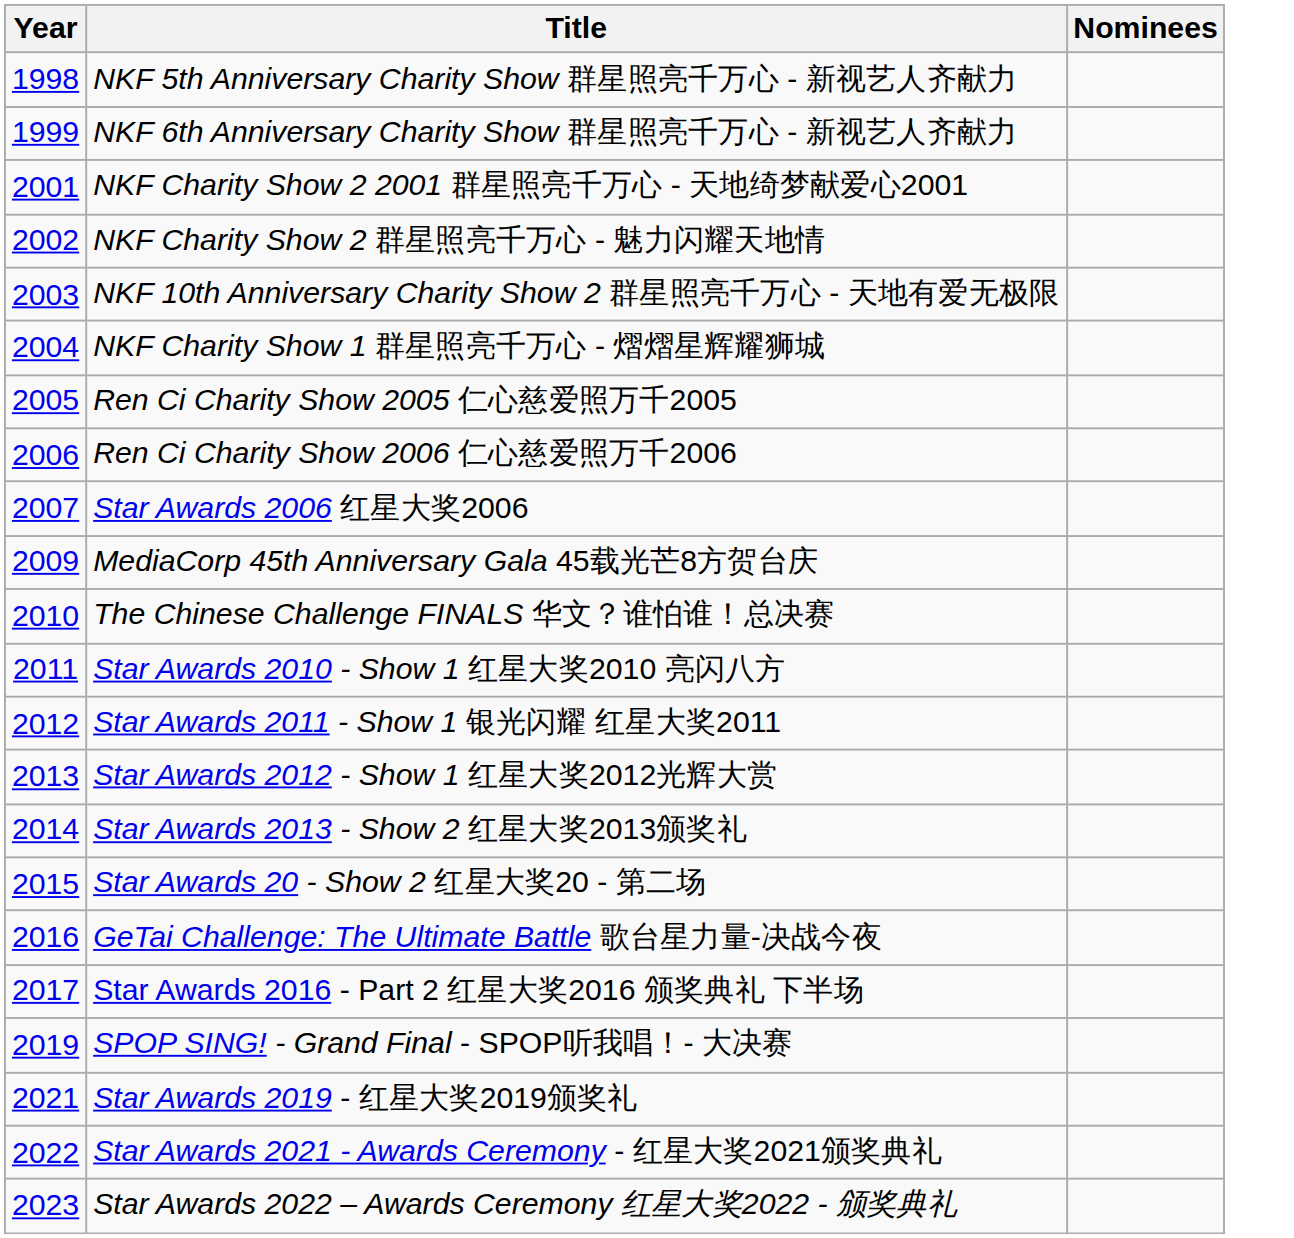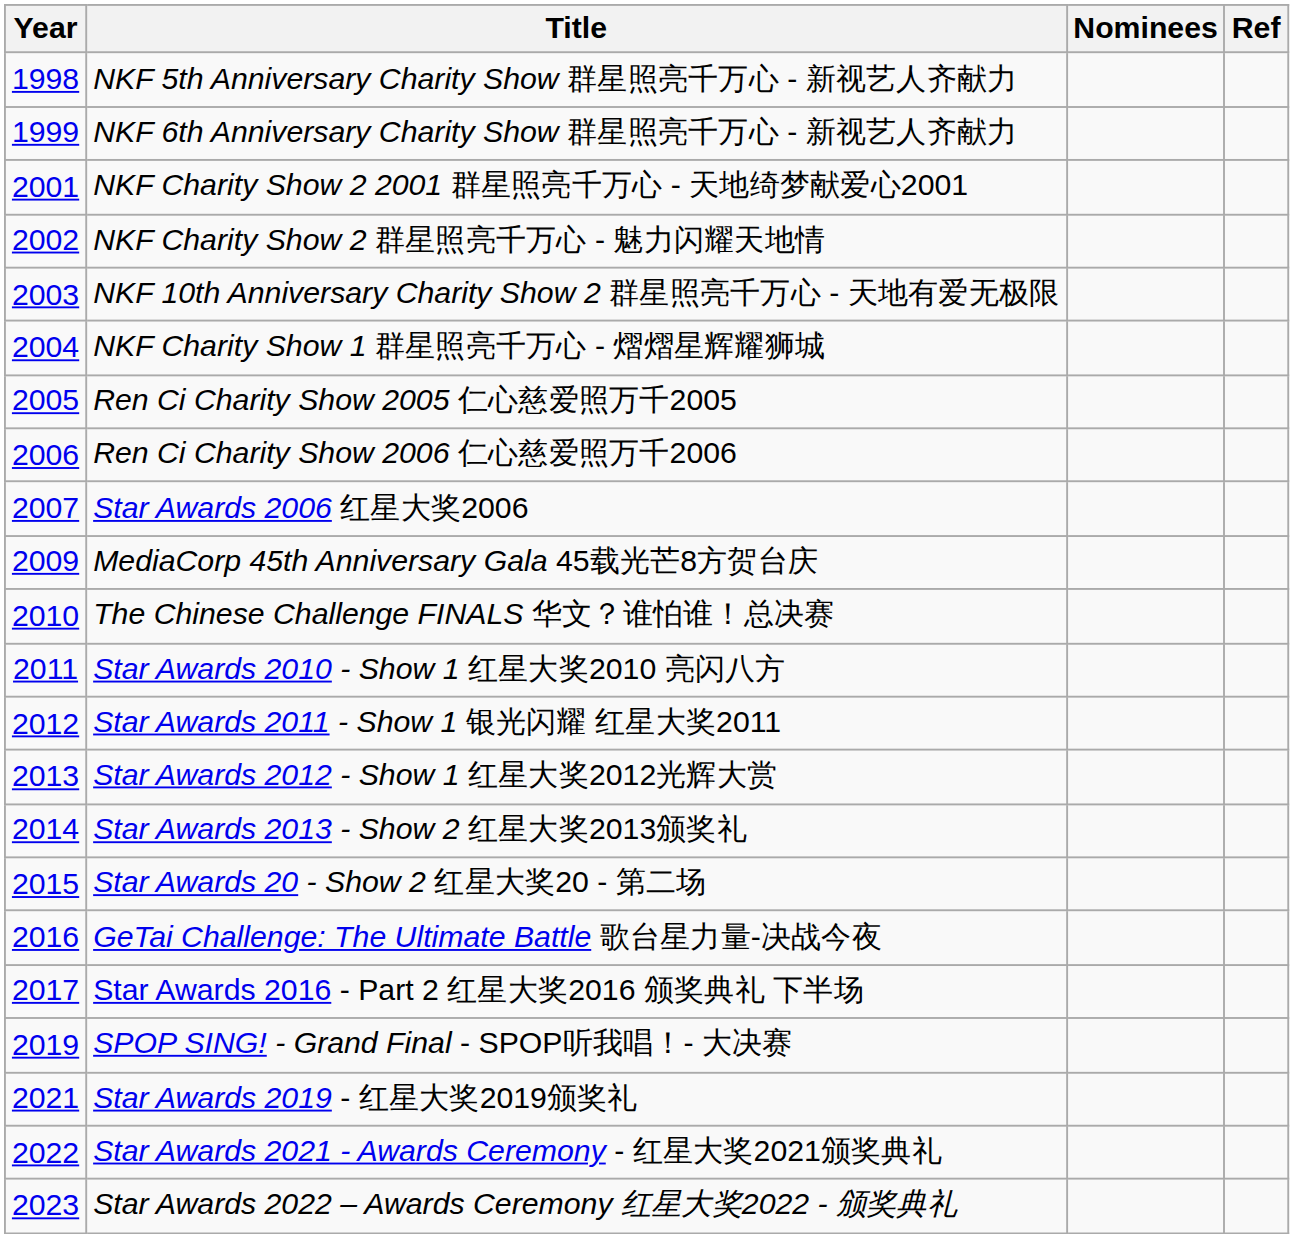+ column: (1256, 28)
